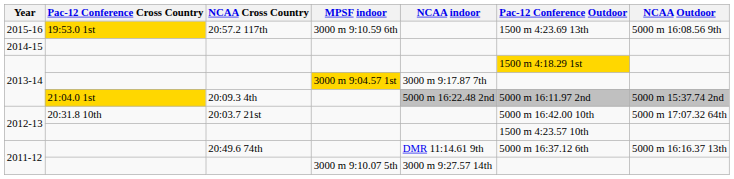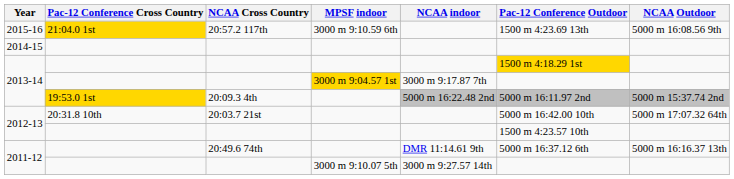(71, 30) 19:53.0 1st -> (71, 30) 21:04.0 1st
(71, 98) 21:04.0 1st -> (71, 98) 19:53.0 1st
